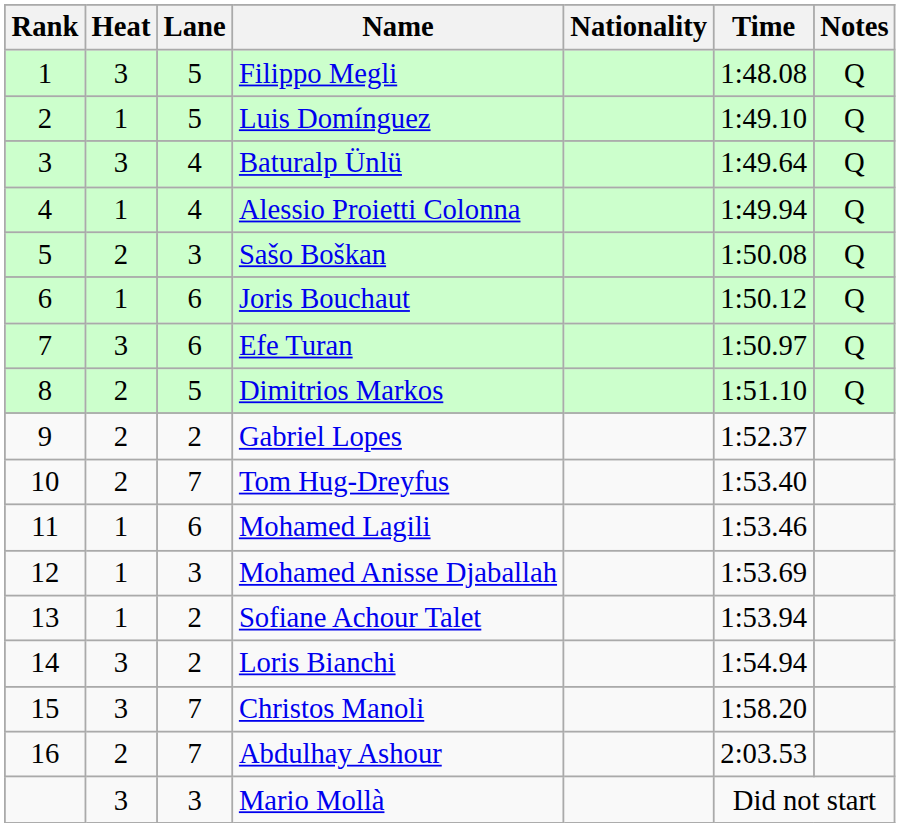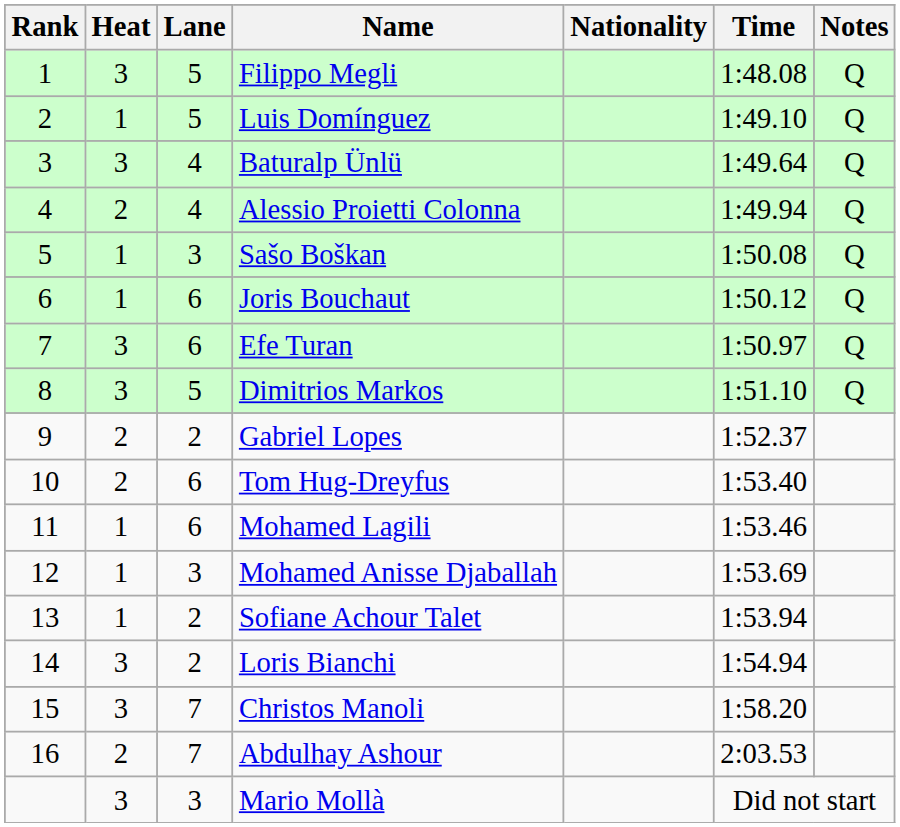(121, 208) 1 -> (121, 208) 2
(121, 254) 2 -> (121, 254) 1
(121, 390) 2 -> (121, 390) 3
(195, 481) 7 -> (195, 481) 6
